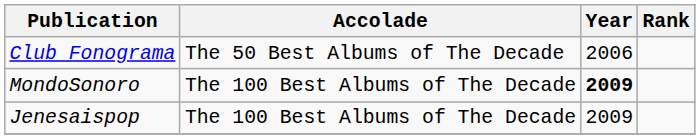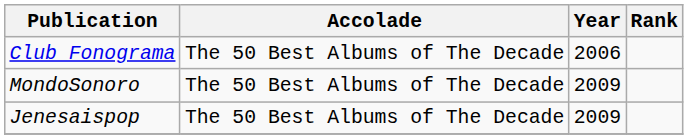(381, 85) The 100 Best Albums of The Decade -> (375, 85) The 50 Best Albums of The Decade
(609, 85) bold -> (597, 85) normal
(381, 117) The 100 Best Albums of The Decade -> (375, 117) The 50 Best Albums of The Decade
